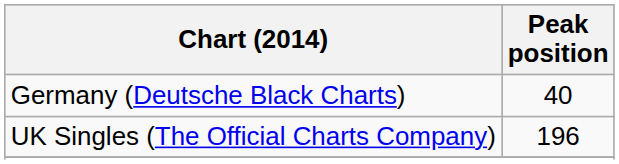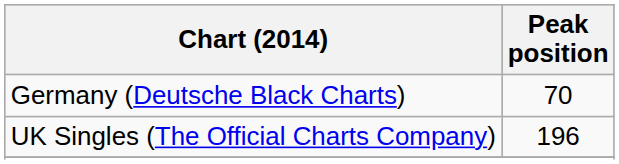(558, 95) 40 -> (558, 95) 70
